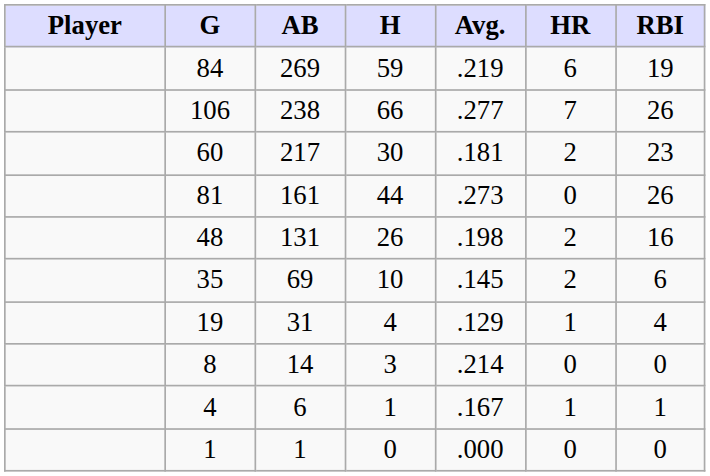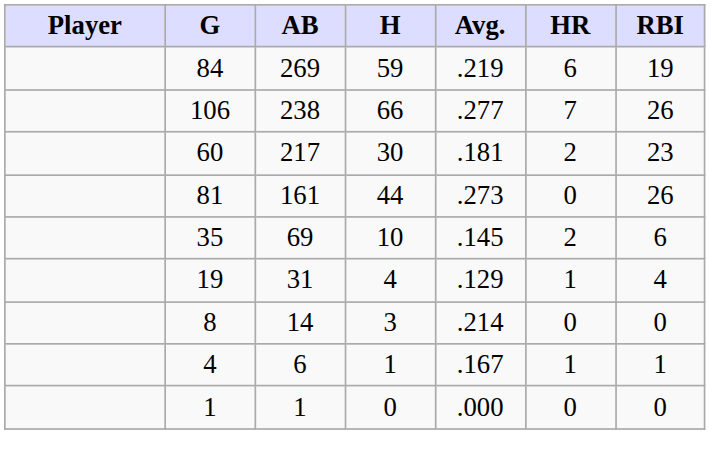- row: (210, 237)
